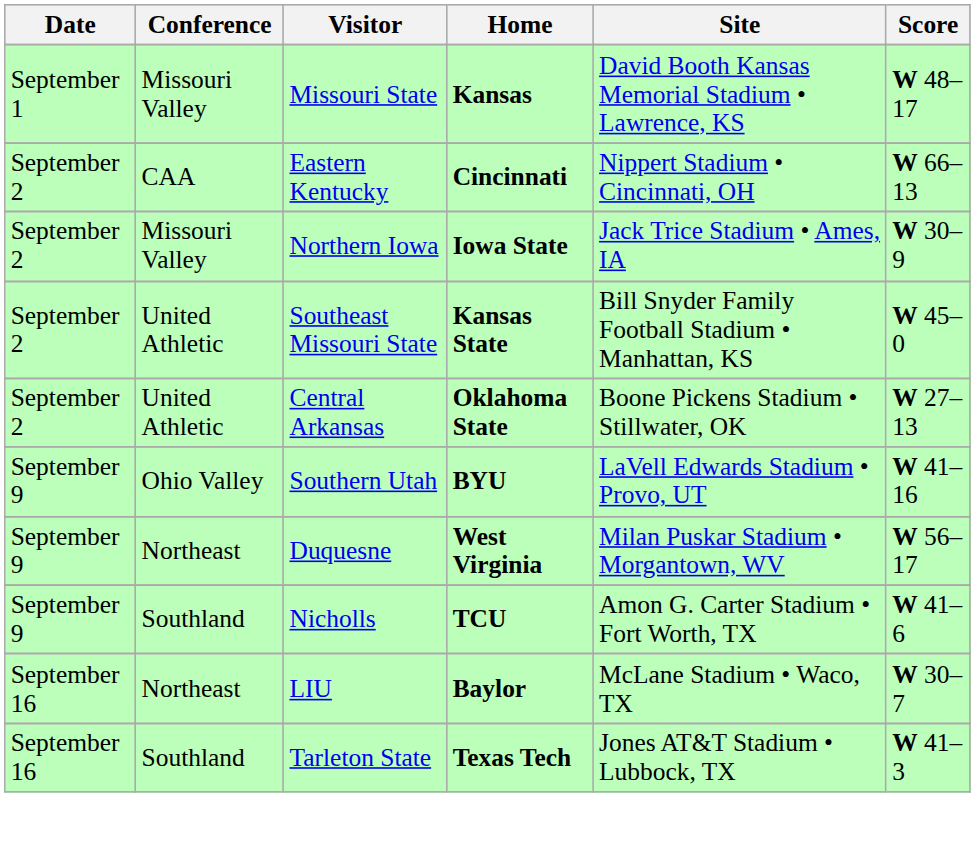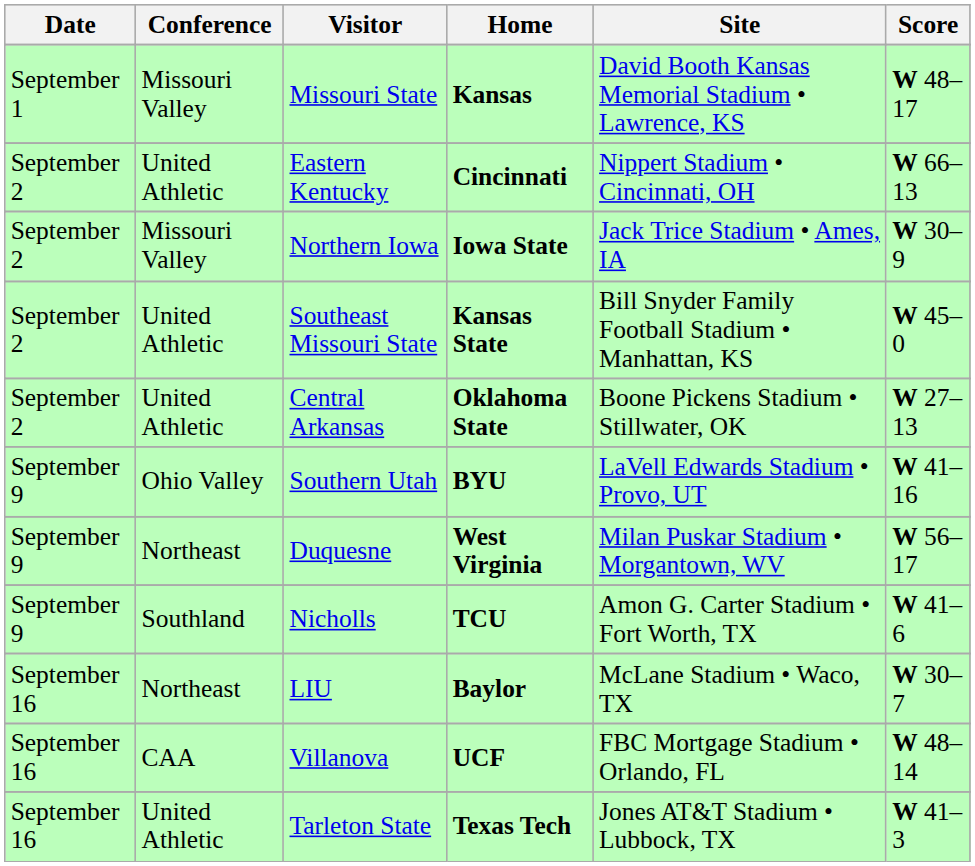(168, 176) CAA -> (183, 176) United Athletic
+ row: (339, 757)
(193, 757) Southland -> (183, 826) United Athletic
